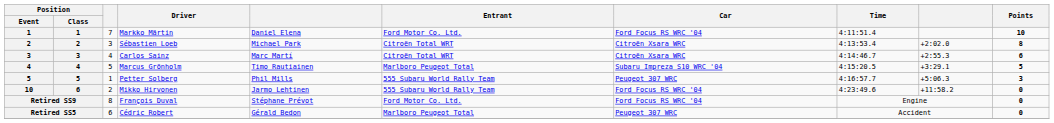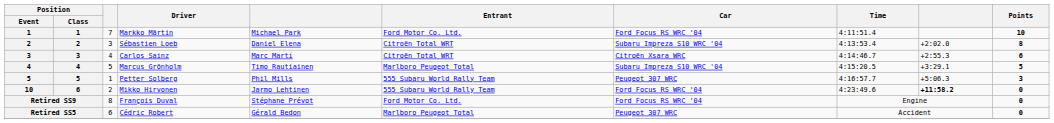(276, 33) Daniel Elena -> (276, 33) Michael Park
(276, 44) Michael Park -> (276, 44) Daniel Elena
(650, 44) Citroën Xsara WRC -> (669, 44) Subaru Impreza S10 WRC '04
(937, 90) normal -> (937, 90) bold
